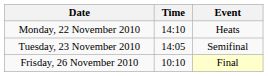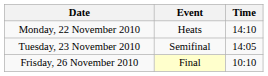columns swapped: (173, 12) <-> (228, 12)
